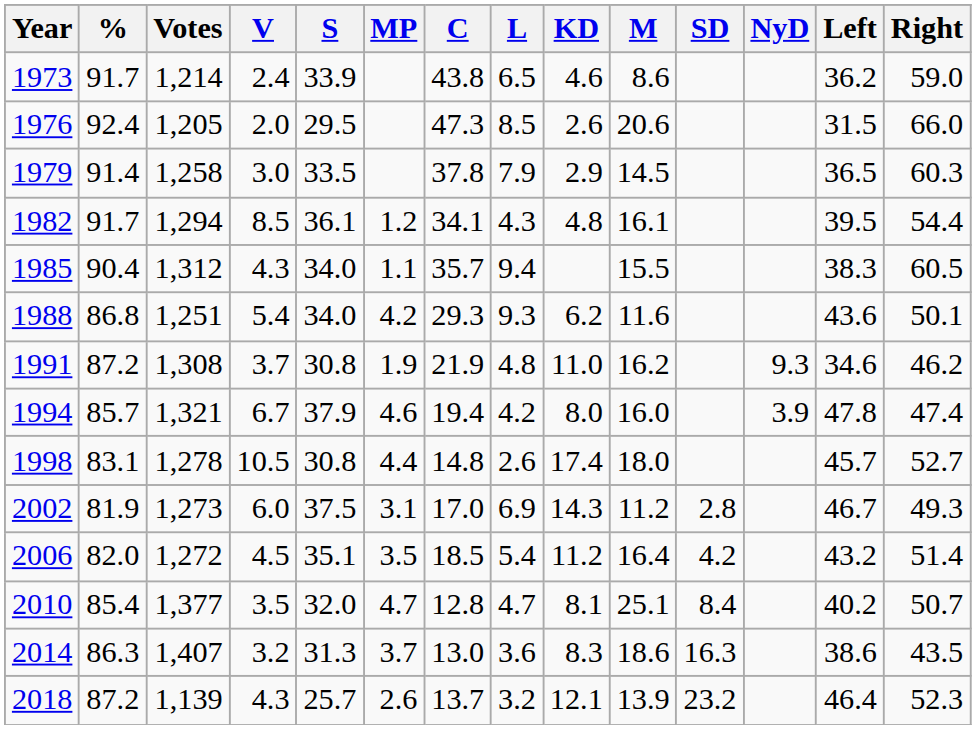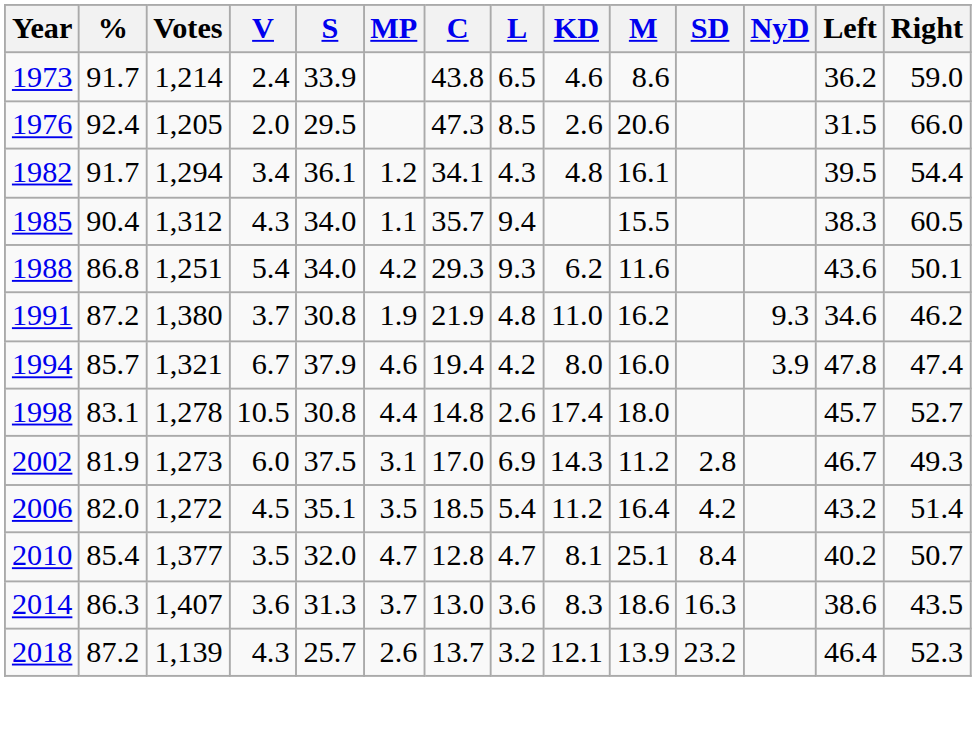- row: (42, 172)
(271, 220) 8.5 -> (271, 172) 3.4
(189, 364) 1,308 -> (189, 316) 1,380
(271, 651) 3.2 -> (271, 603) 3.6
